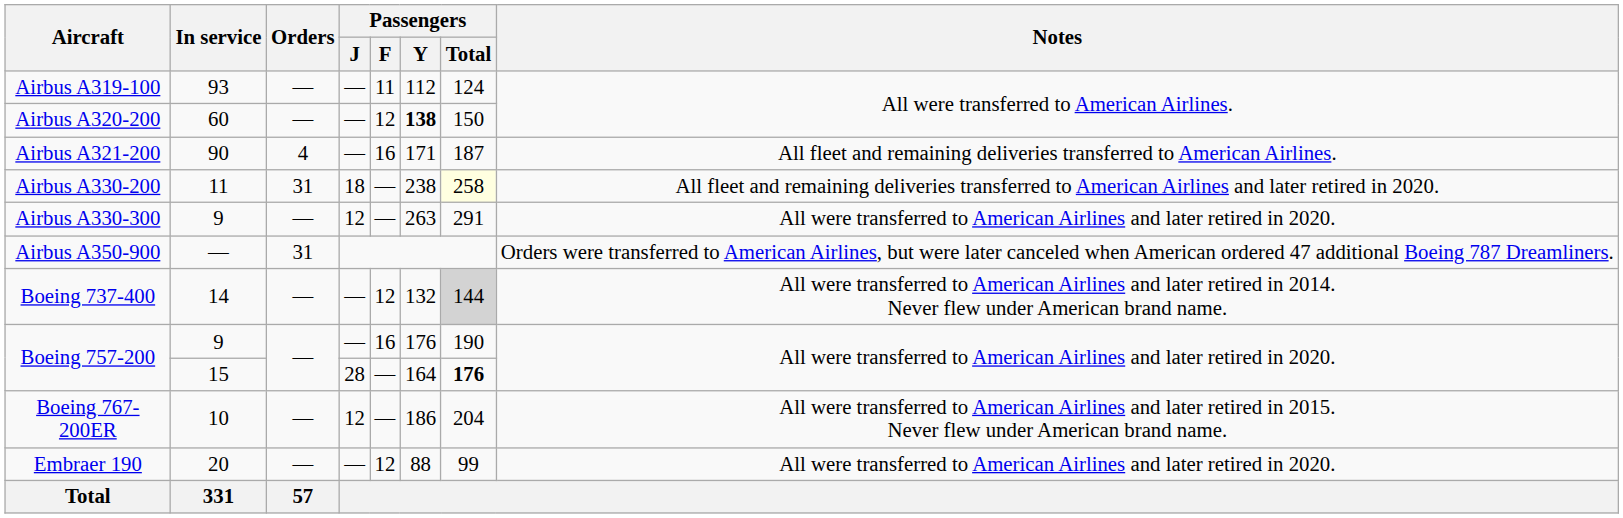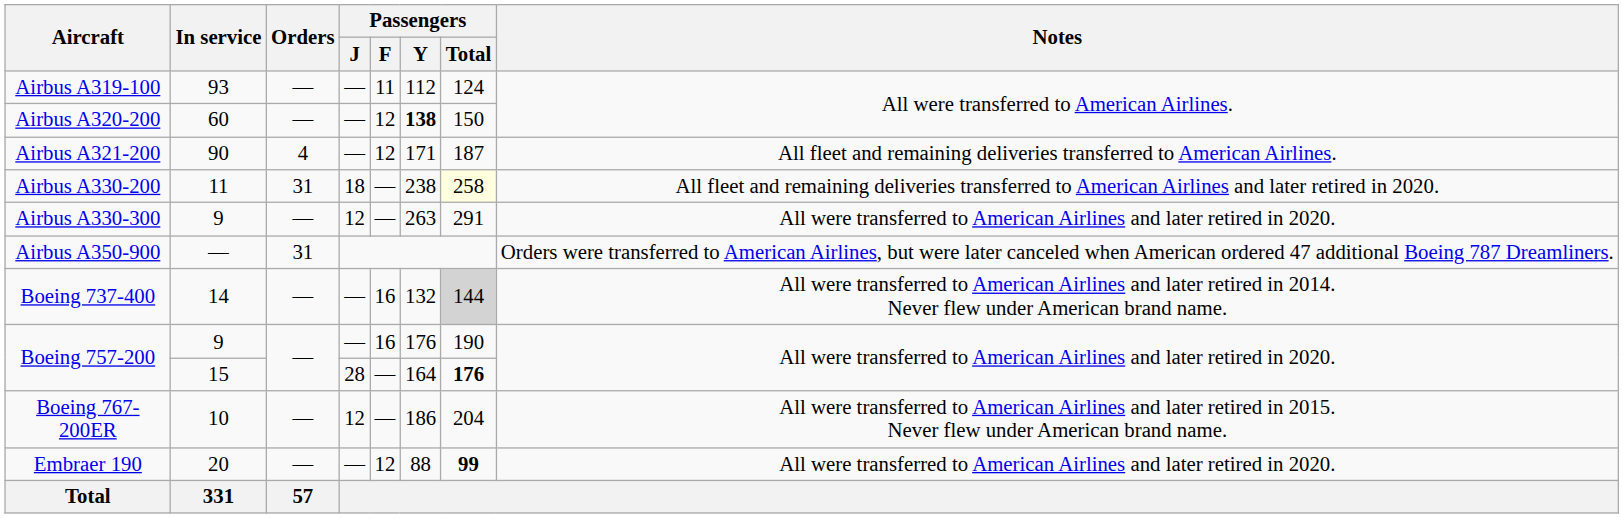(385, 152) 16 -> (385, 152) 12
(385, 296) 12 -> (385, 296) 16
(468, 463) normal -> (468, 463) bold
